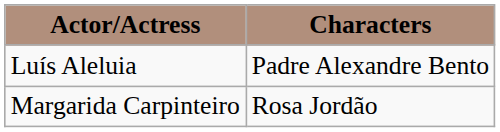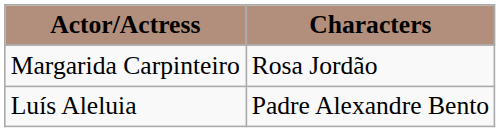rows swapped: (125, 106) <-> (74, 65)
